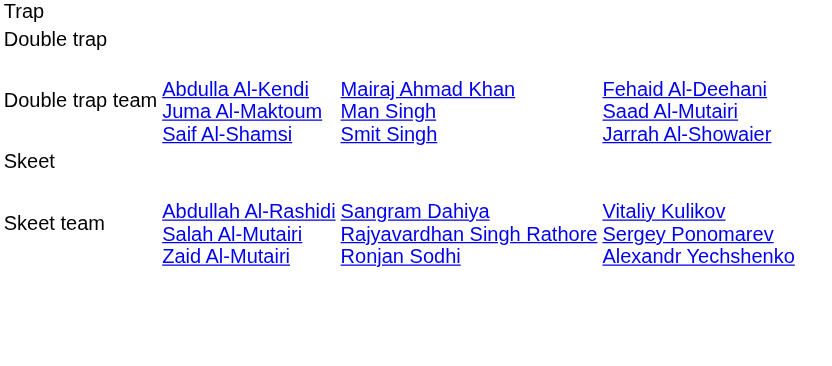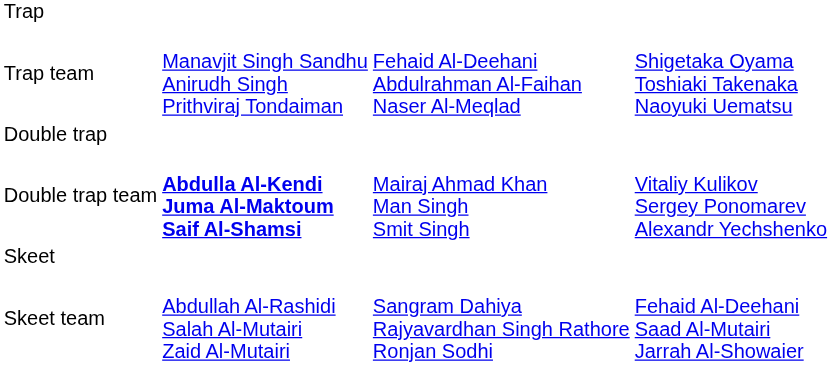+ row: (49, 73)
(242, 111) normal -> (248, 206) bold
(687, 111) Fehaid Al-Deehani Saad Al-Mutairi Jarrah Al-Showaier -> (731, 206) Vitaliy Kulikov Sergey Ponomarev Alexandr Yechshenko
(699, 234) Vitaliy Kulikov Sergey Ponomarev Alexandr Yechshenko -> (719, 329) Fehaid Al-Deehani Saad Al-Mutairi Jarrah Al-Showaier
